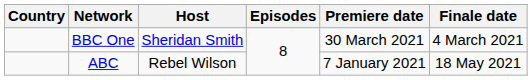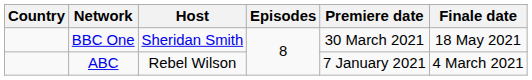(478, 39) 4 March 2021 -> (478, 39) 18 May 2021
(478, 63) 18 May 2021 -> (478, 63) 4 March 2021
